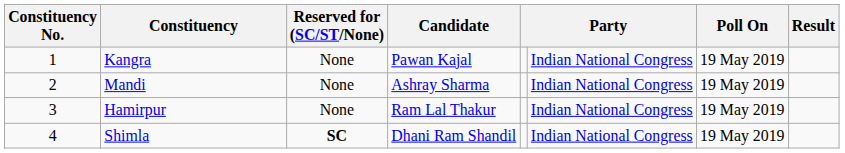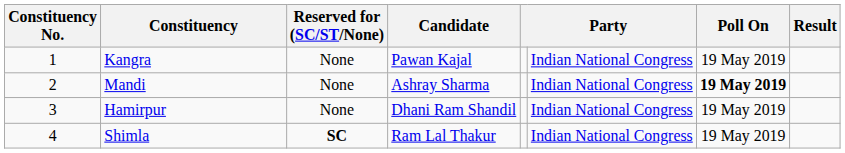(742, 85) normal -> (743, 85) bold
(444, 110) Ram Lal Thakur -> (454, 110) Dhani Ram Shandil
(454, 135) Dhani Ram Shandil -> (444, 135) Ram Lal Thakur
